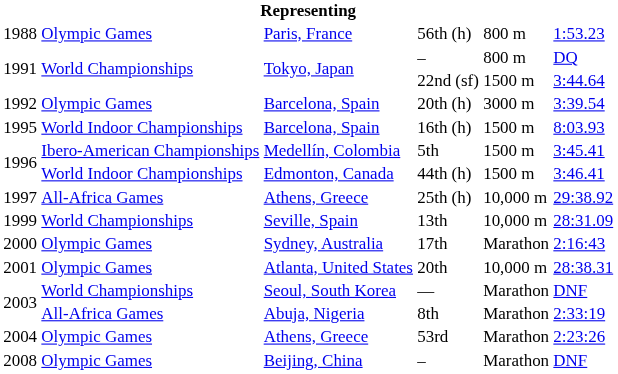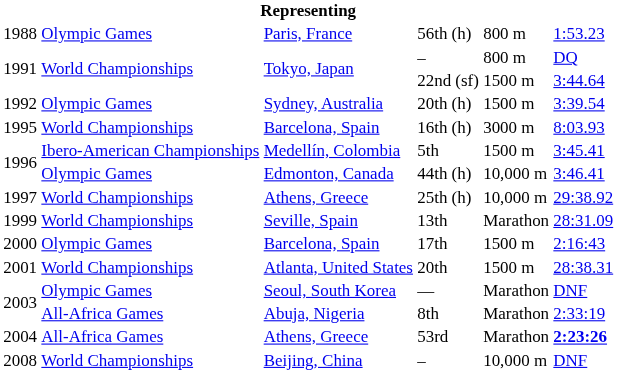(322, 103) Barcelona, Spain -> (323, 103) Sydney, Australia
(509, 103) 3000 m -> (509, 103) 1500 m
(142, 127) World Indoor Championships -> (117, 127) World Championships
(509, 127) 1500 m -> (509, 127) 3000 m
(142, 173) World Indoor Championships -> (97, 173) Olympic Games
(509, 173) 1500 m -> (515, 173) 10,000 m
(102, 197) All-Africa Games -> (117, 197) World Championships
(515, 220) 10,000 m -> (516, 220) Marathon
(323, 243) Sydney, Australia -> (322, 243) Barcelona, Spain
(516, 243) Marathon -> (509, 243) 1500 m
(97, 267) Olympic Games -> (117, 267) World Championships
(515, 267) 10,000 m -> (509, 267) 1500 m
(117, 290) World Championships -> (97, 290) Olympic Games
(97, 337) Olympic Games -> (102, 337) All-Africa Games
(579, 337) normal -> (580, 337) bold
(97, 360) Olympic Games -> (117, 360) World Championships
(516, 360) Marathon -> (515, 360) 10,000 m
